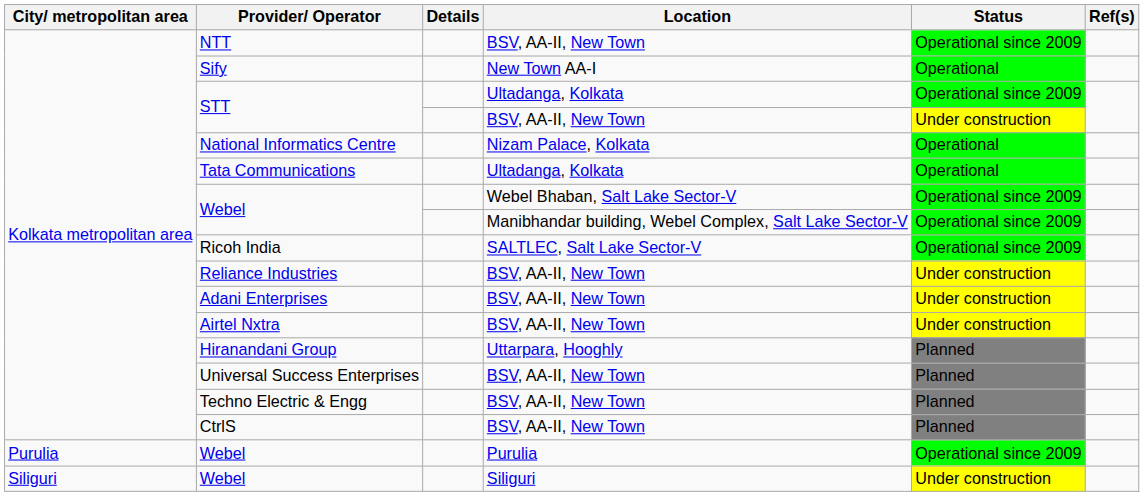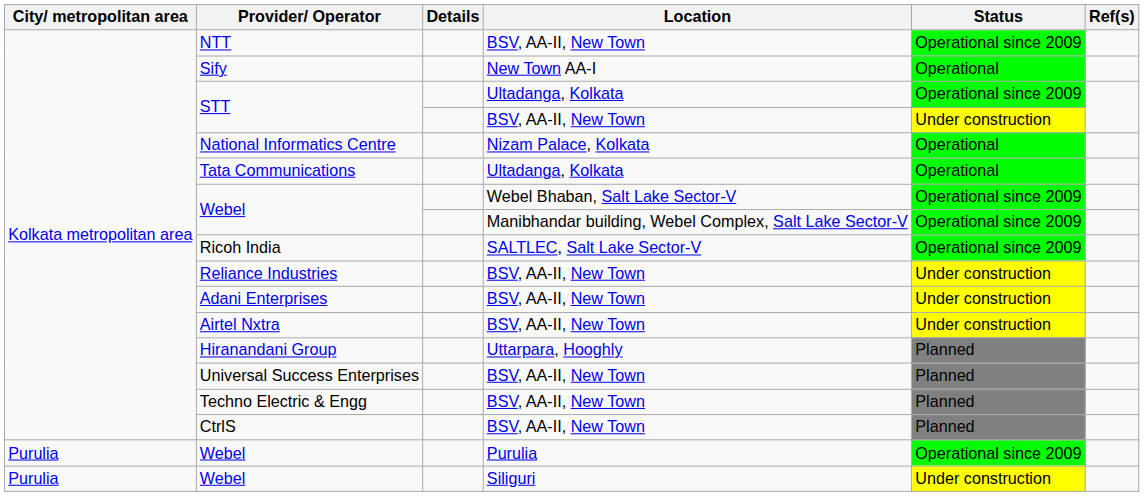(32, 478) Siliguri -> (33, 478) Purulia
